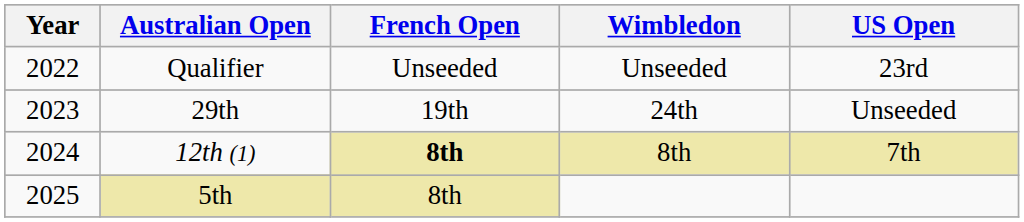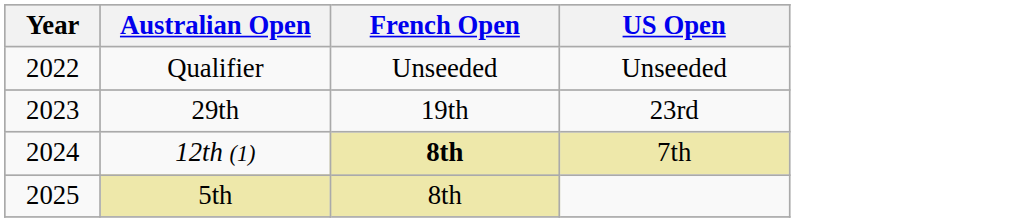- column: (674, 25)
(904, 68) 23rd -> (674, 68) Unseeded
(904, 110) Unseeded -> (674, 110) 23rd
